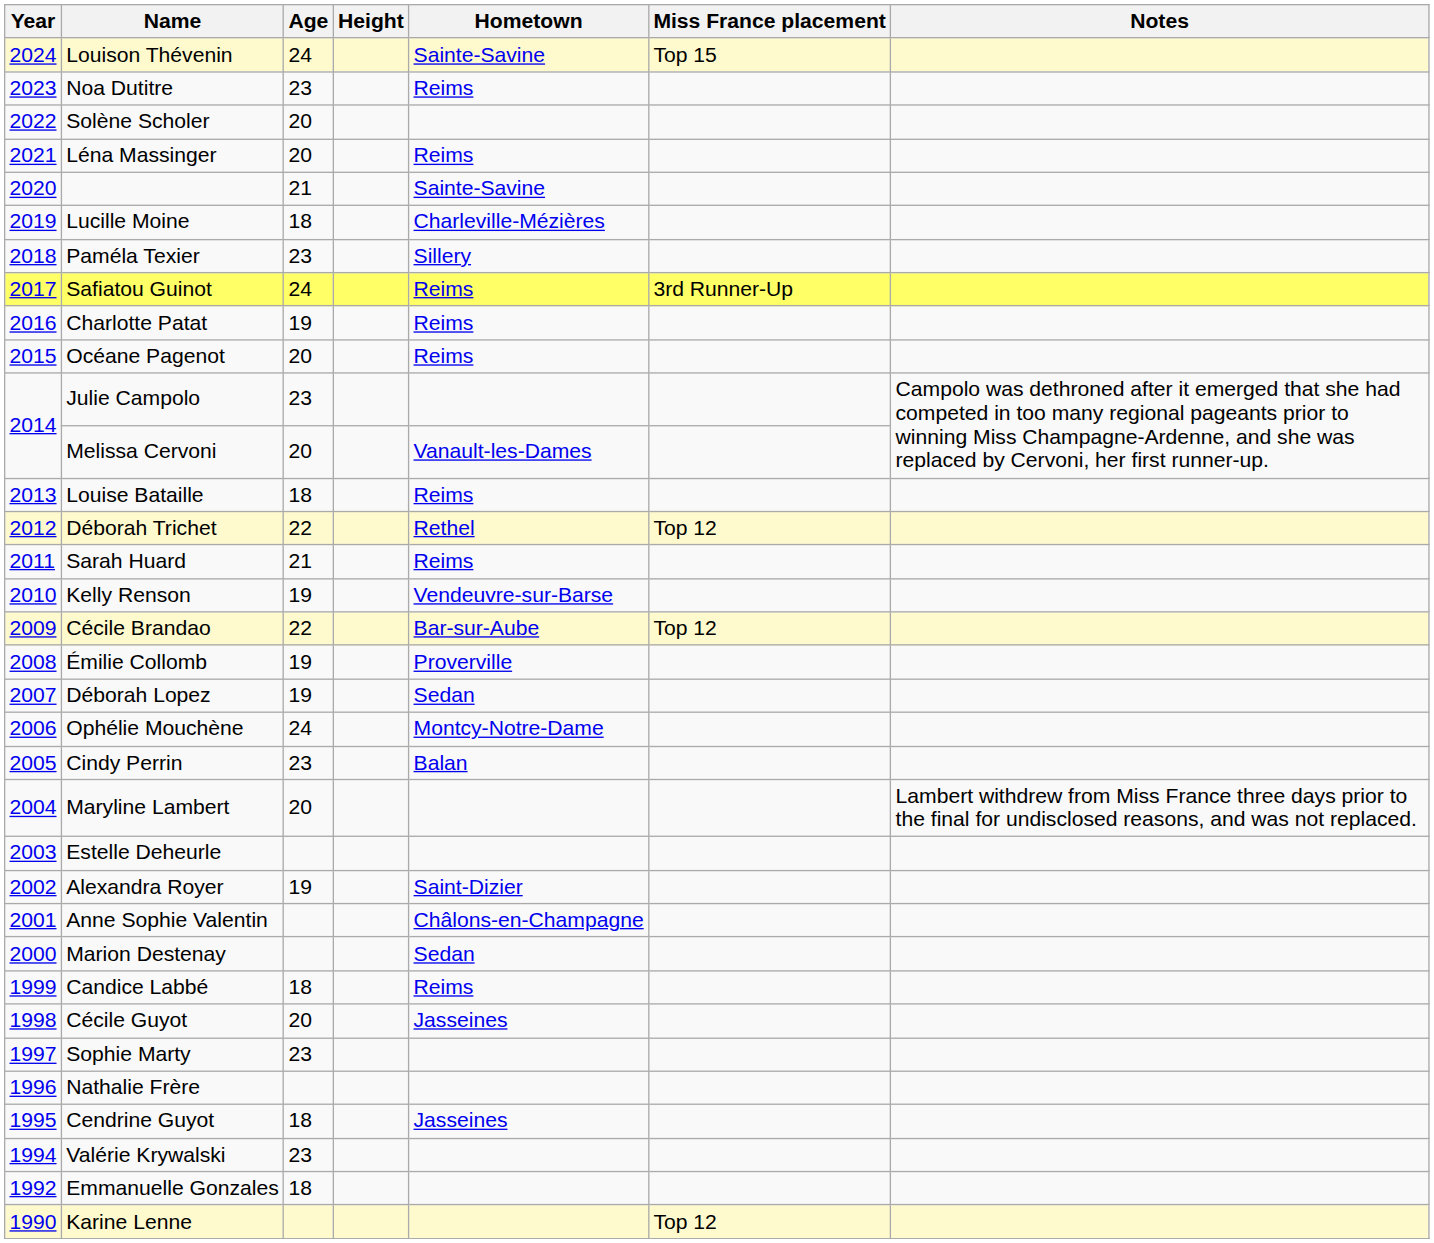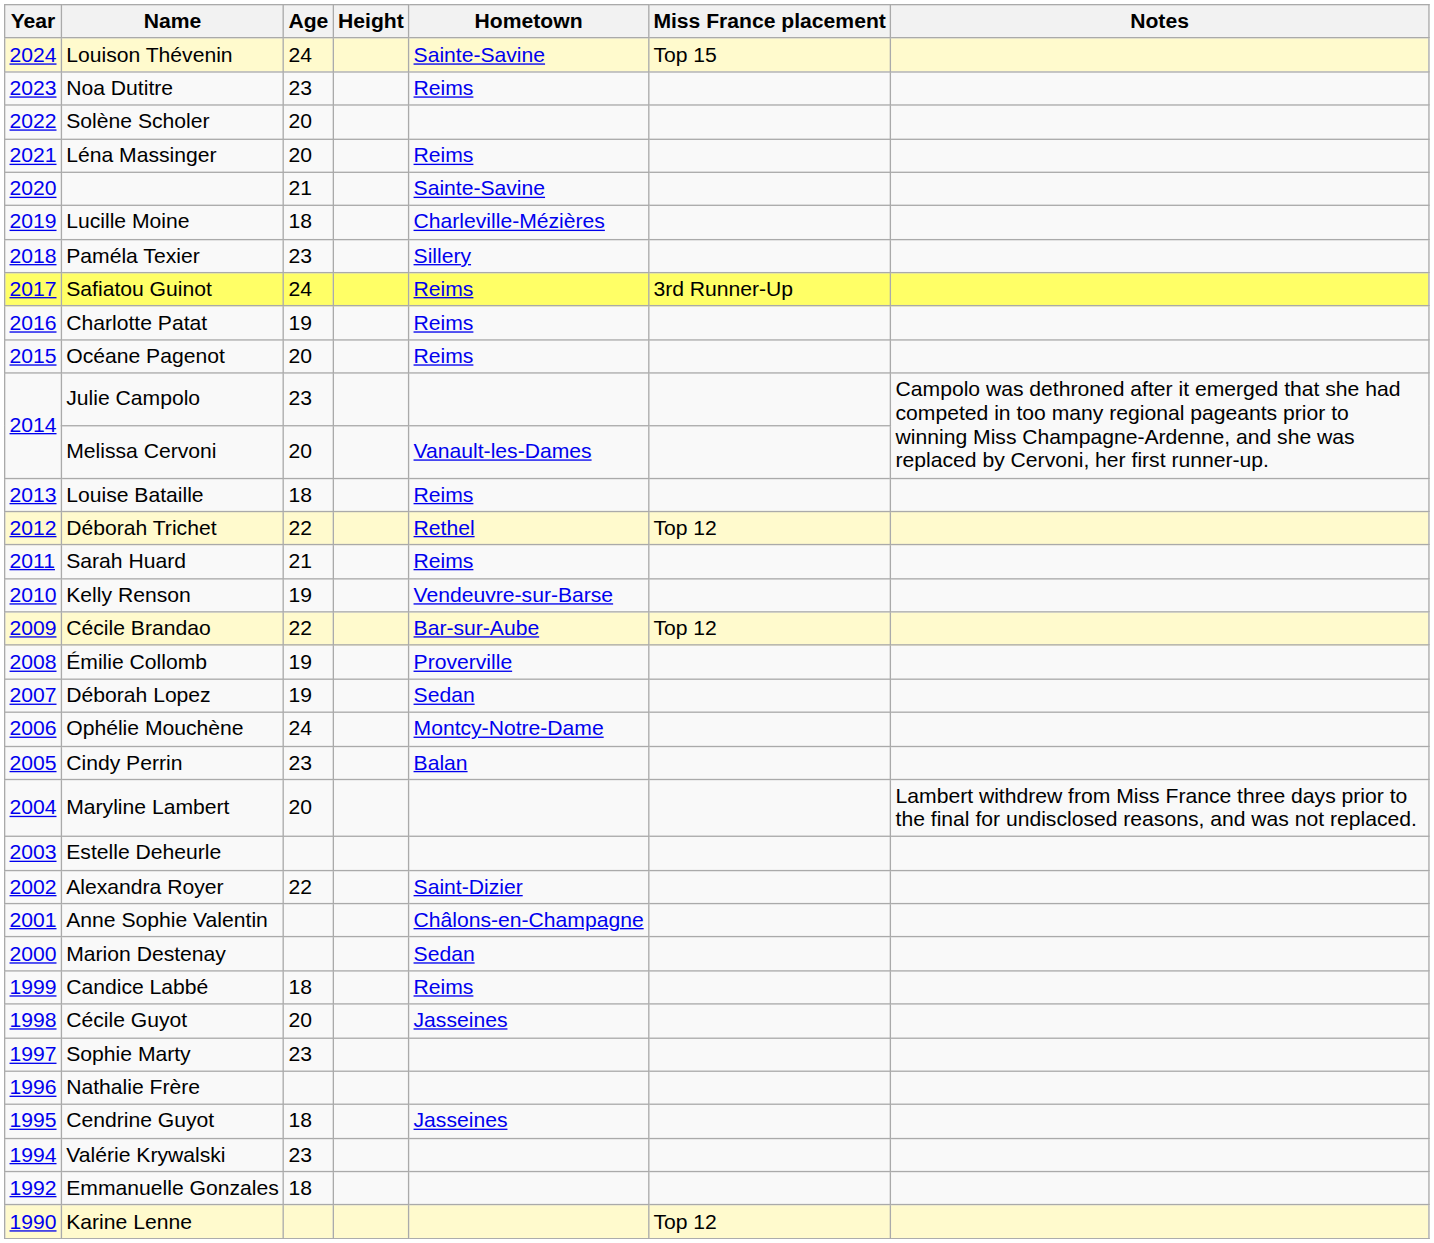(300, 886) 19 -> (300, 886) 22
